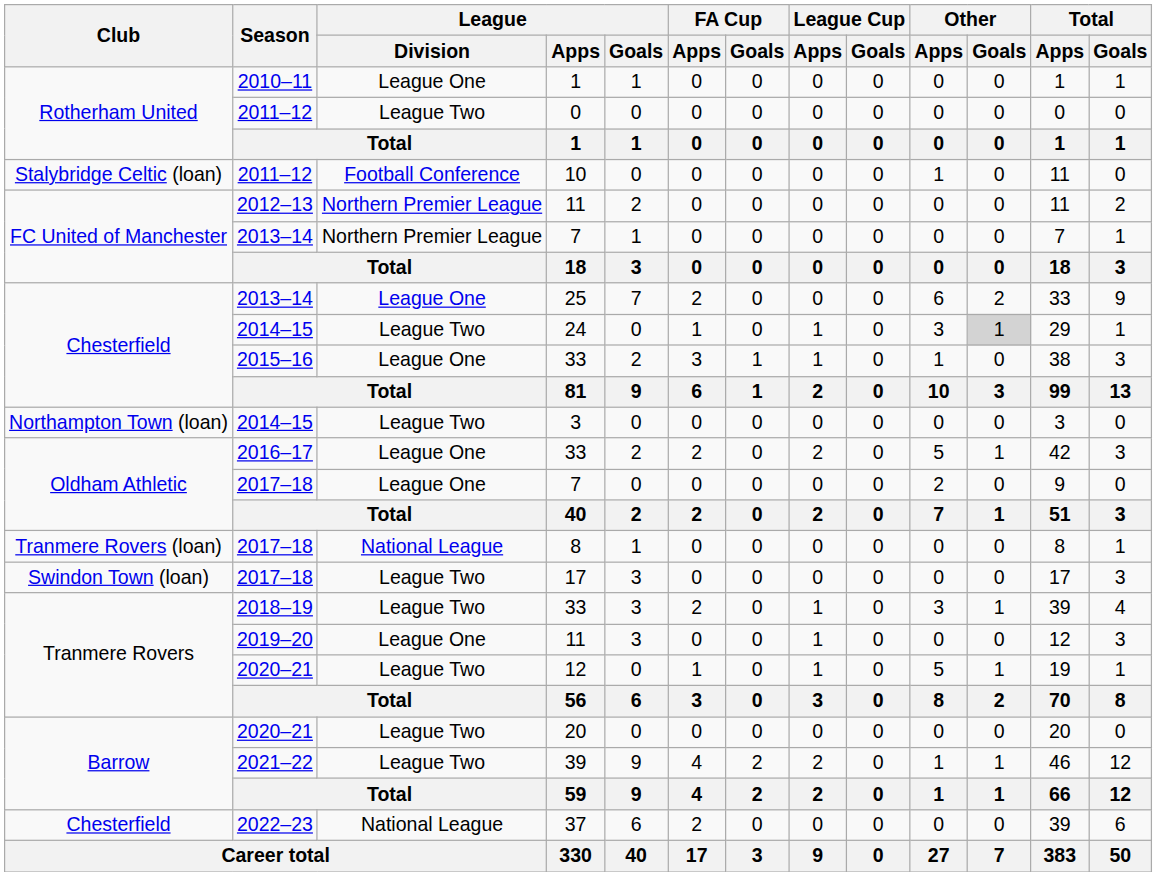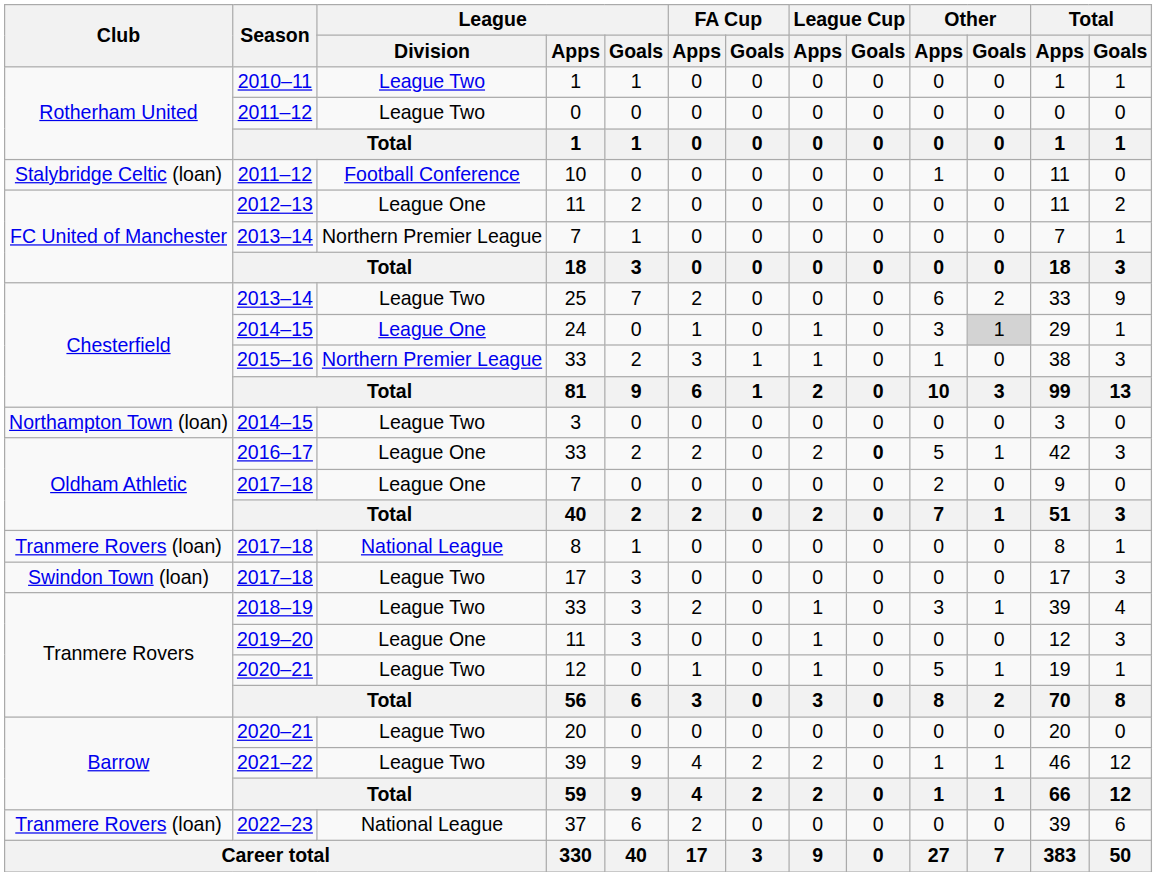(432, 81) League One -> (432, 81) League Two
(432, 205) Northern Premier League -> (432, 205) League One
(432, 298) League One -> (432, 298) League Two
(432, 329) League Two -> (432, 329) League One
(432, 360) League One -> (432, 360) Northern Premier League
(878, 453) normal -> (878, 453) bold
(119, 824) Chesterfield -> (119, 824) Tranmere Rovers (loan)
